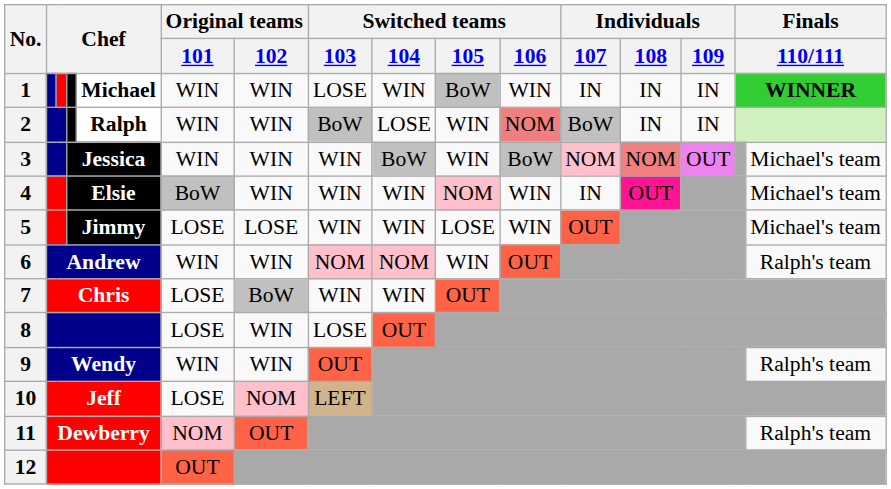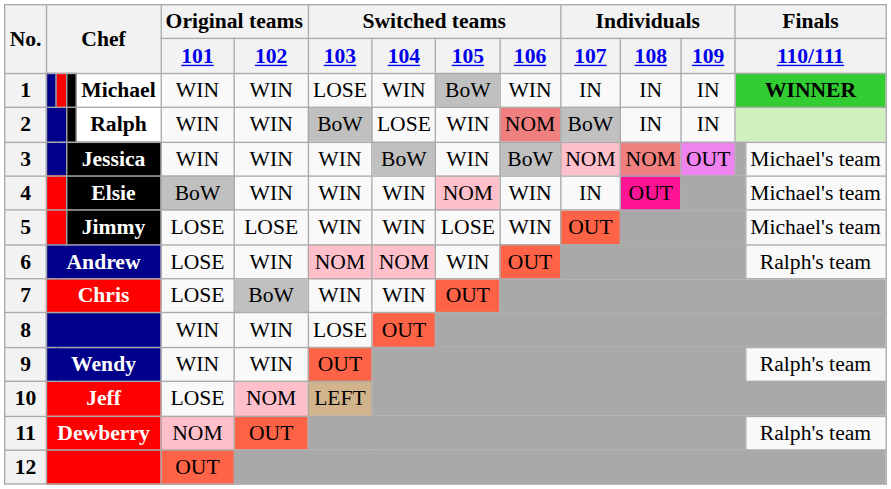(197, 261) WIN -> (197, 261) LOSE
(197, 329) LOSE -> (197, 329) WIN
